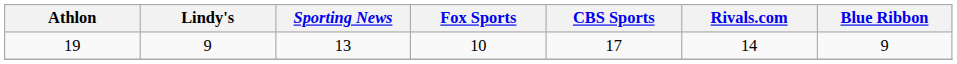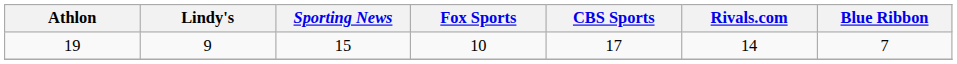(343, 45) 13 -> (343, 45) 15
(884, 45) 9 -> (884, 45) 7
